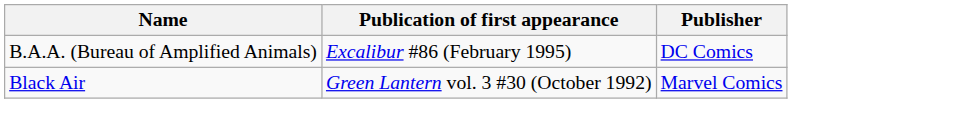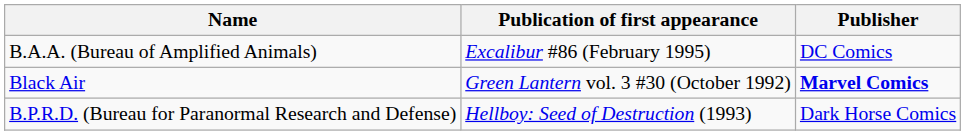(722, 82) normal -> (864, 82) bold
+ row: (233, 113)
